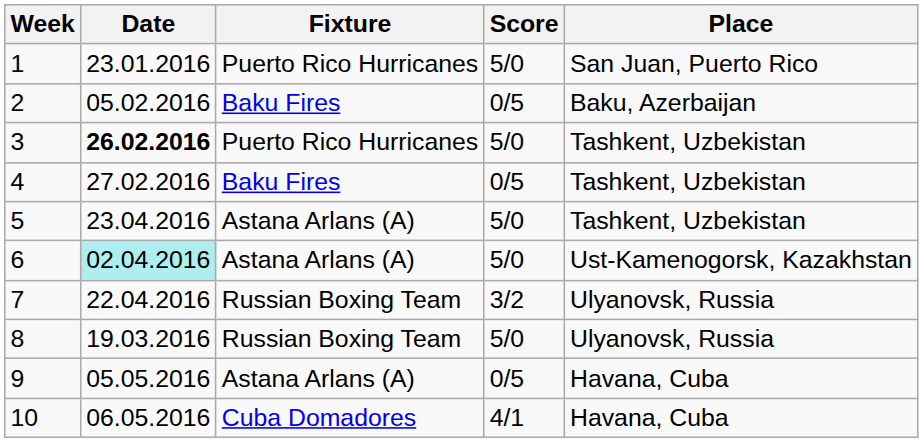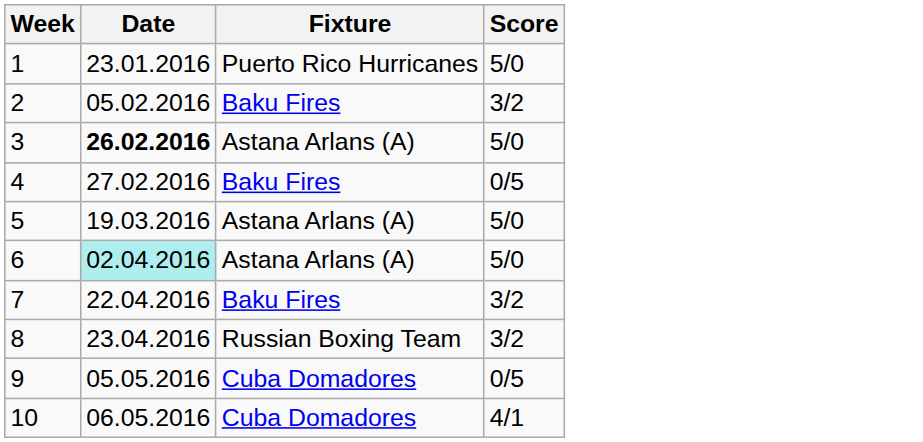- column: (741, 24)
(507, 102) 0/5 -> (507, 102) 3/2
(350, 142) Puerto Rico Hurricanes -> (318, 142) Astana Arlans (A)
(148, 220) 23.04.2016 -> (148, 220) 19.03.2016
(342, 299) Russian Boxing Team -> (281, 299) Baku Fires
(148, 338) 19.03.2016 -> (148, 338) 23.04.2016
(507, 338) 5/0 -> (507, 338) 3/2
(318, 378) Astana Arlans (A) -> (319, 378) Cuba Domadores
